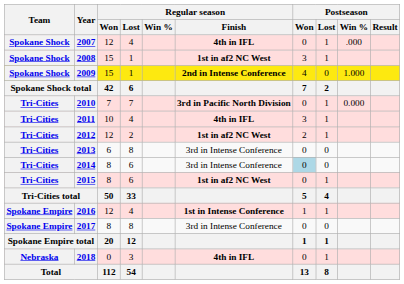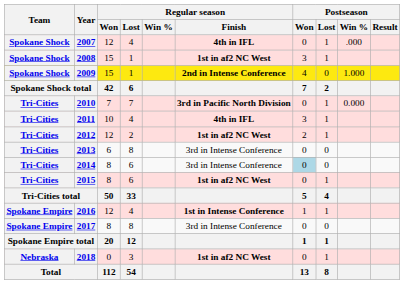(234, 256) 4th in IFL -> (234, 256) 1st in af2 NC West
